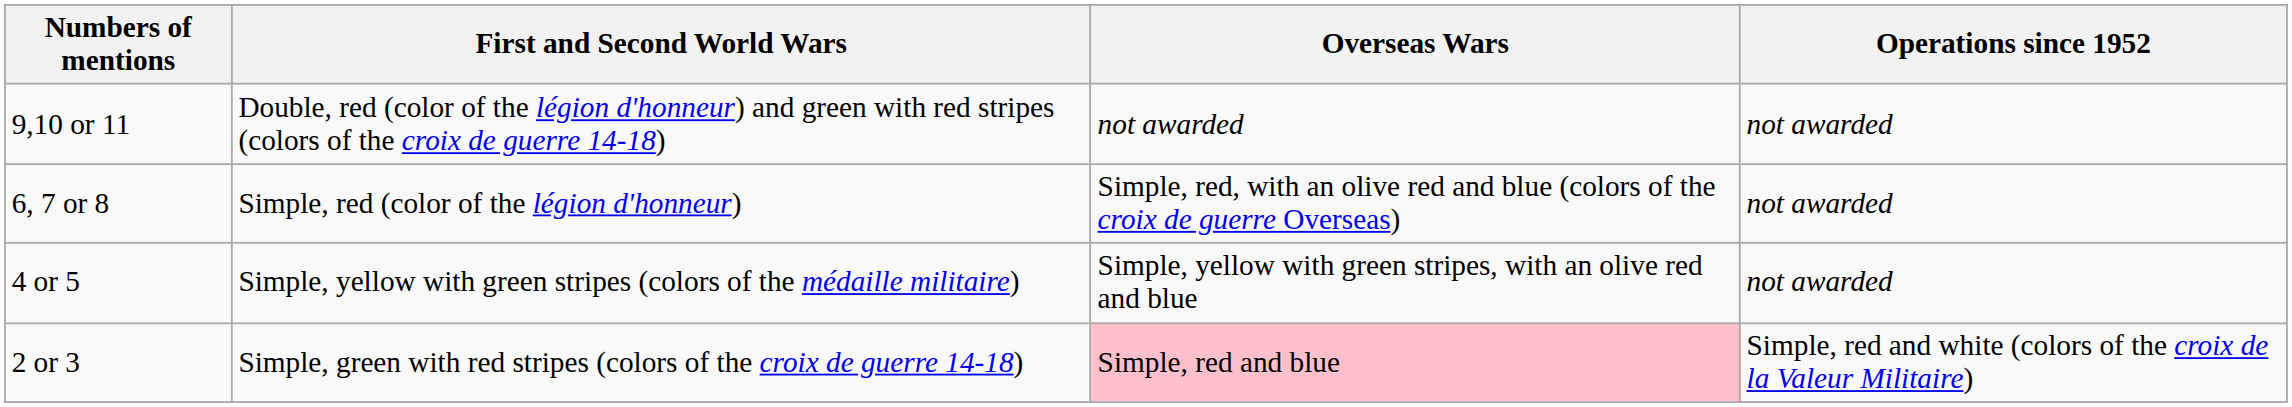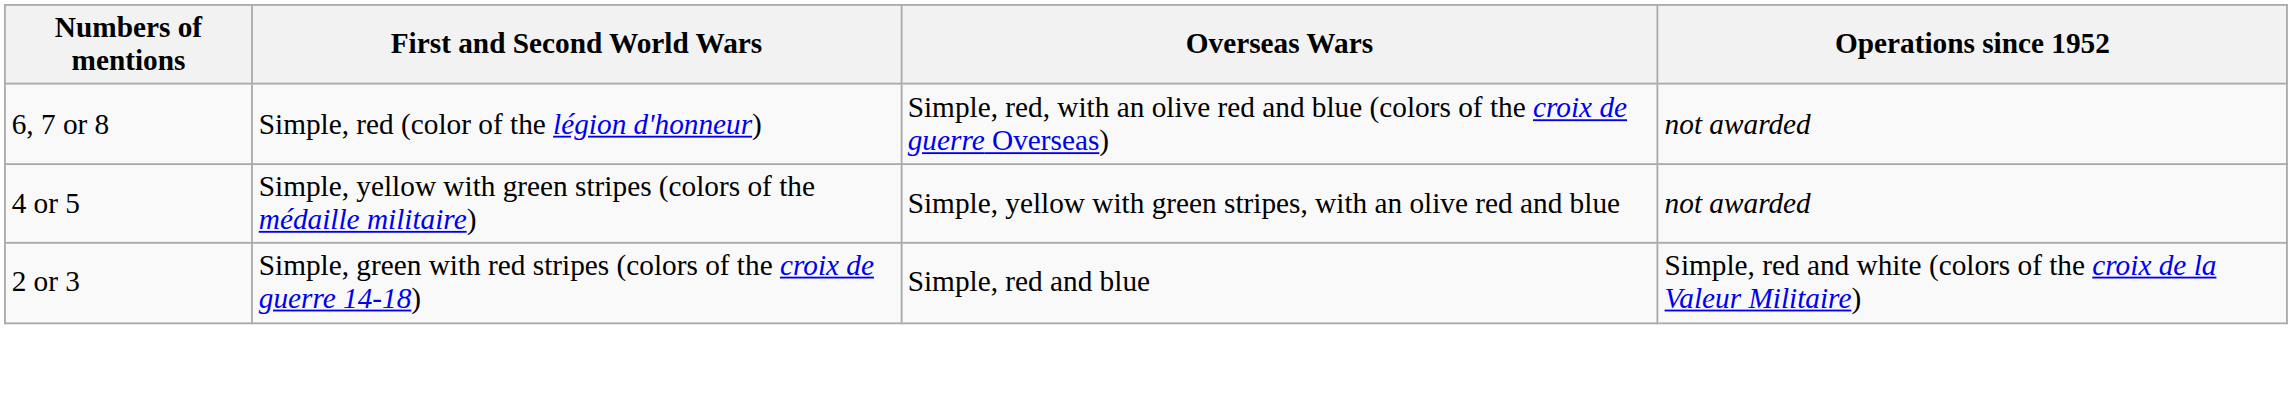- row: (71, 123)
(1219, 361) pink background -> (1029, 282) no background
